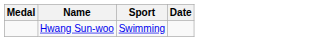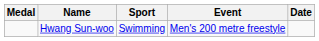+ column: (228, 13)
